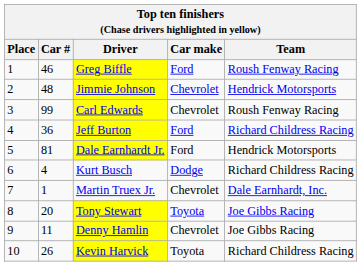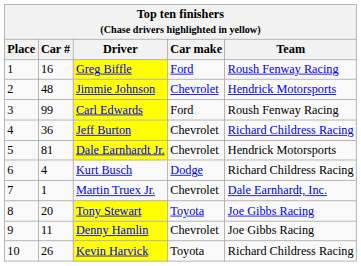(47, 69) 46 -> (47, 69) 16
(194, 110) Chevrolet -> (182, 110) Ford
(182, 130) Ford -> (194, 130) Chevrolet
(182, 150) Ford -> (194, 150) Chevrolet
